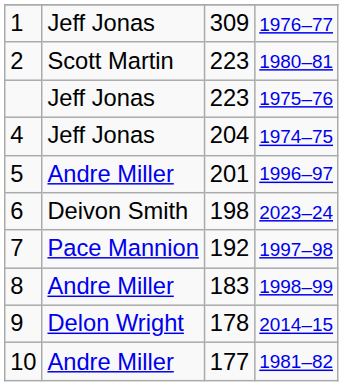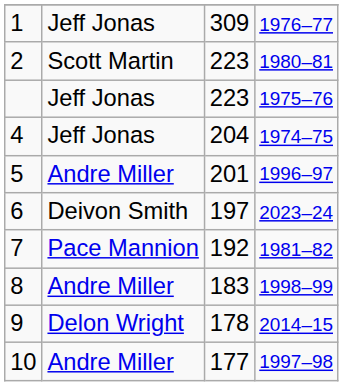(230, 211) 198 -> (230, 211) 197
(296, 249) 1997–98 -> (296, 249) 1981–82
(296, 362) 1981–82 -> (296, 362) 1997–98
